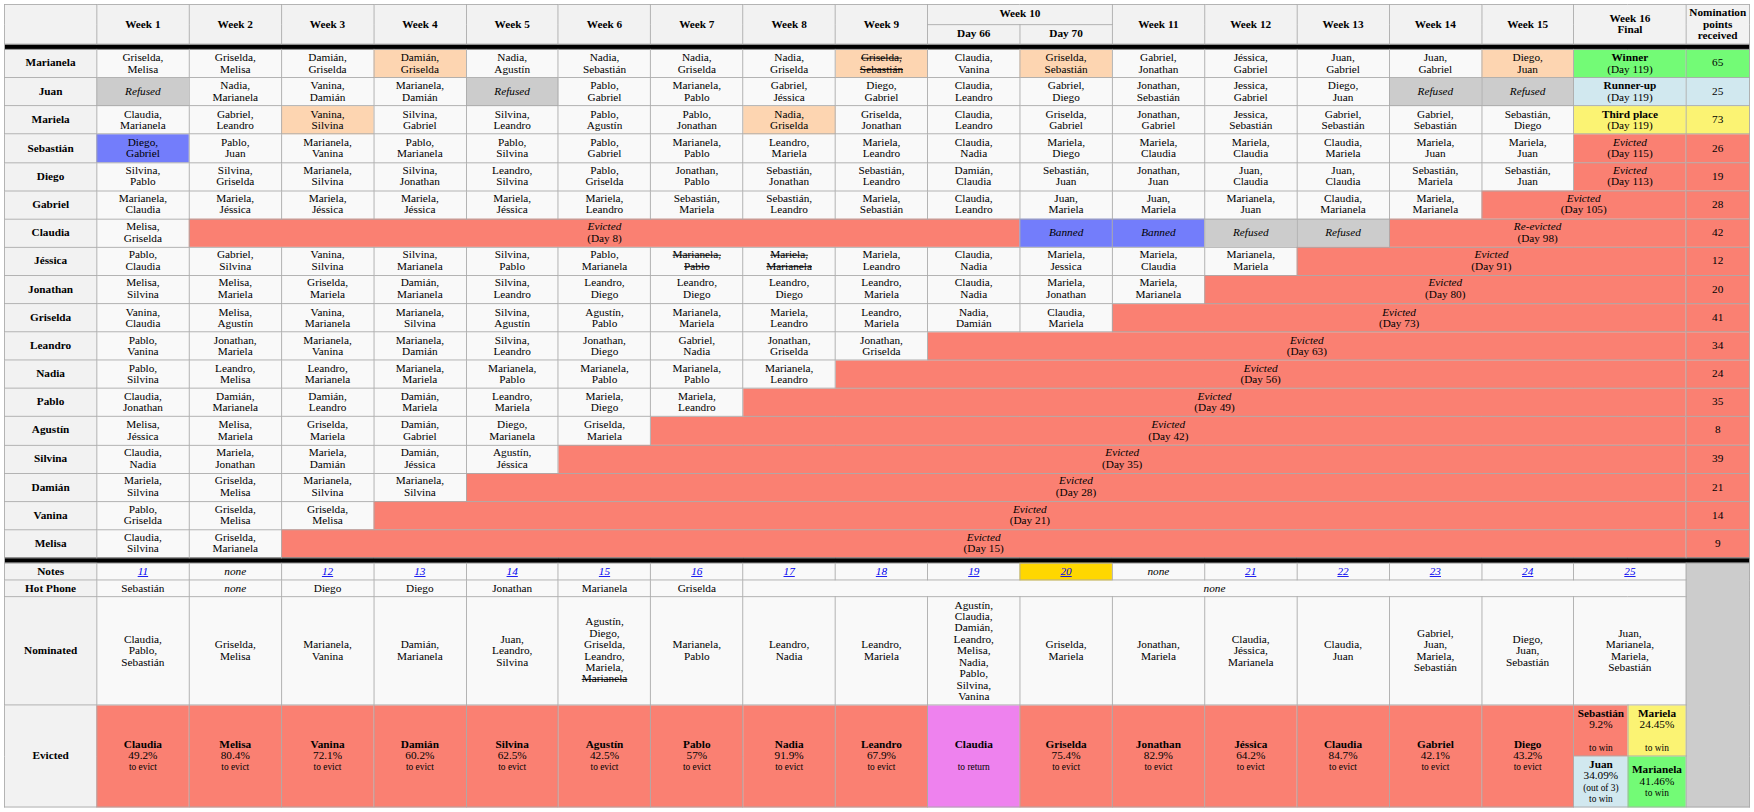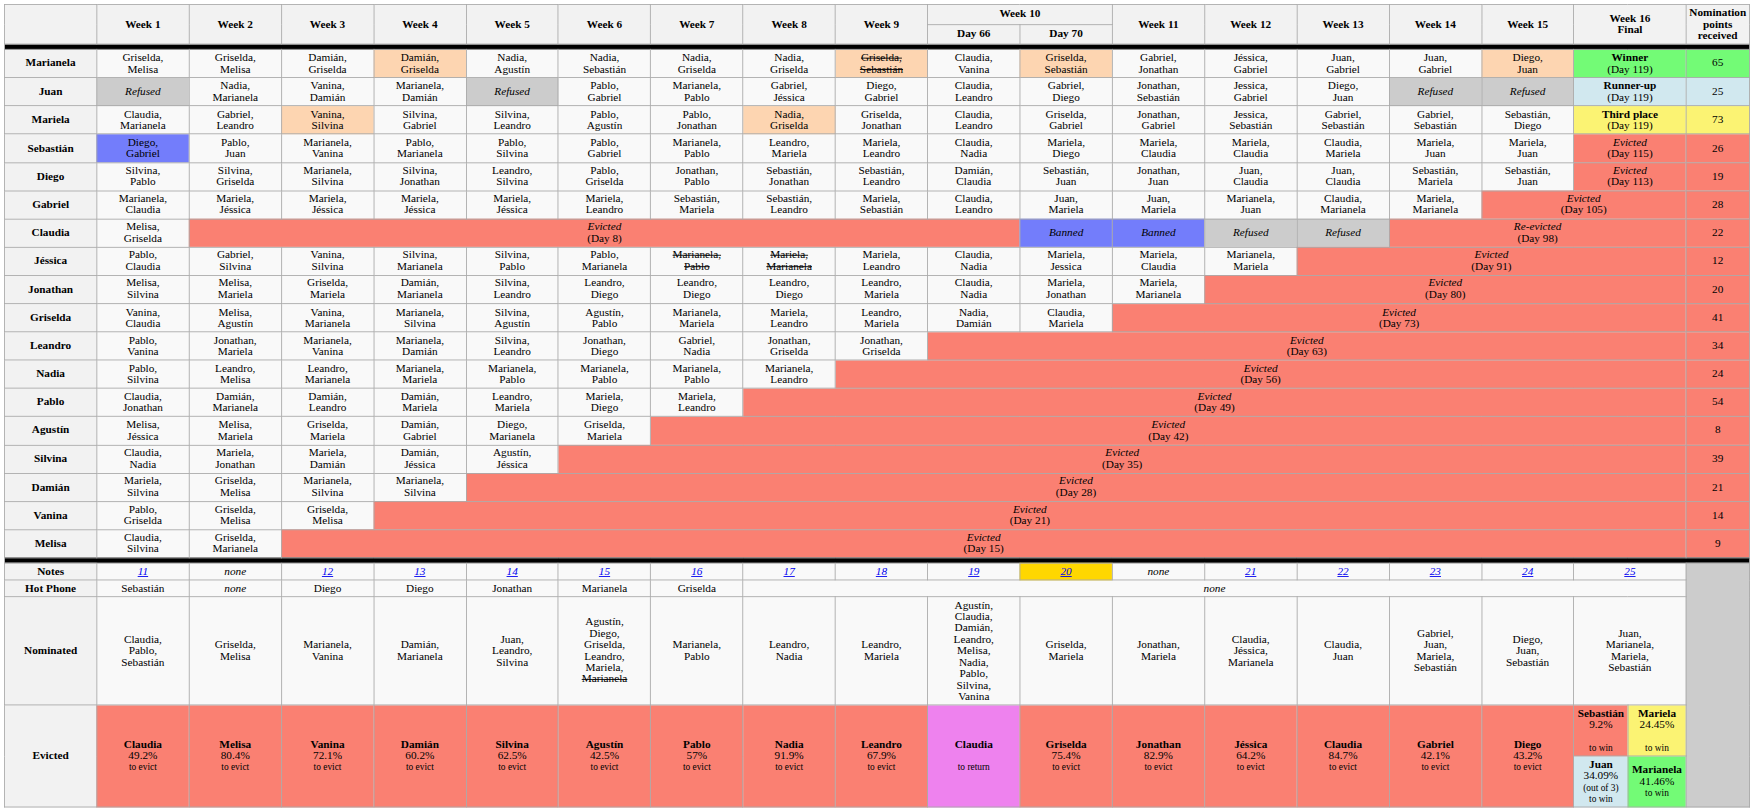(1718, 232) 42 -> (1718, 232) 22
(1718, 402) 35 -> (1718, 402) 54
